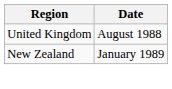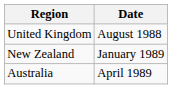+ row: (30, 73)
